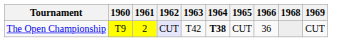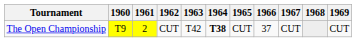+ column: (291, 12)
(169, 29) lavender background -> (169, 29) no background
(266, 29) 36 -> (266, 29) 37
